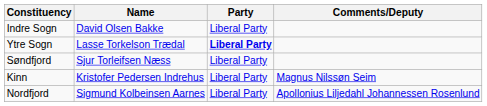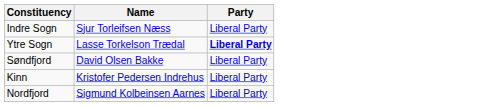- column: (378, 12)
(120, 28) David Olsen Bakke -> (123, 28) Sjur Torleifsen Næss
(123, 61) Sjur Torleifsen Næss -> (120, 61) David Olsen Bakke
